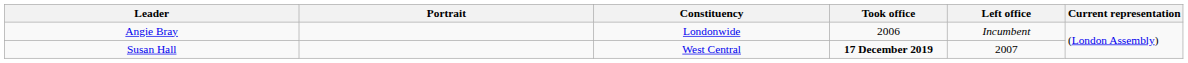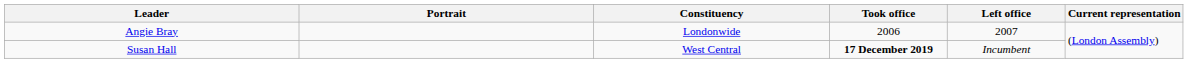(1006, 31) Incumbent -> (1006, 31) 2007
(1006, 49) 2007 -> (1006, 49) Incumbent
